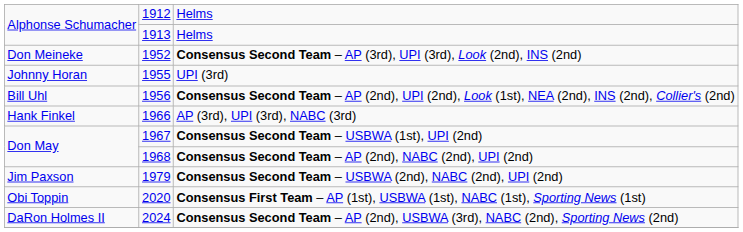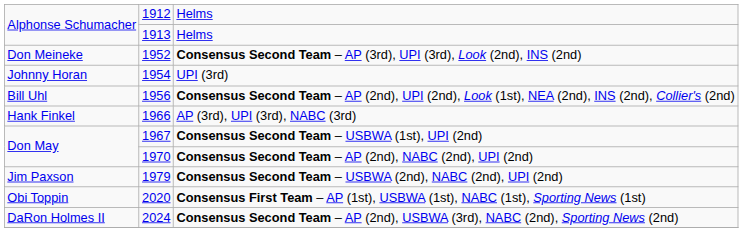(156, 75) 1955 -> (156, 75) 1954
(156, 156) 1968 -> (156, 156) 1970
